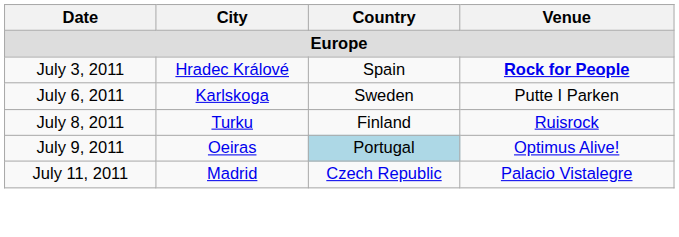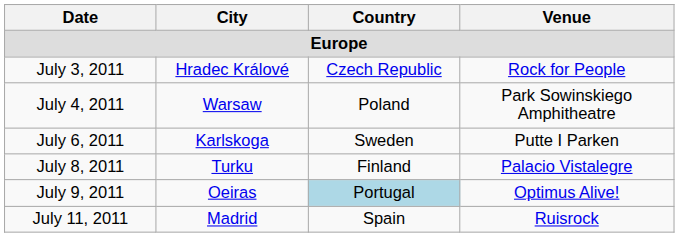(384, 69) Spain -> (384, 69) Czech Republic
(567, 69) bold -> (567, 69) normal
+ row: (80, 105)
(567, 122) Ruisrock -> (567, 166) Palacio Vistalegre
(384, 174) Czech Republic -> (384, 219) Spain
(567, 174) Palacio Vistalegre -> (567, 219) Ruisrock
